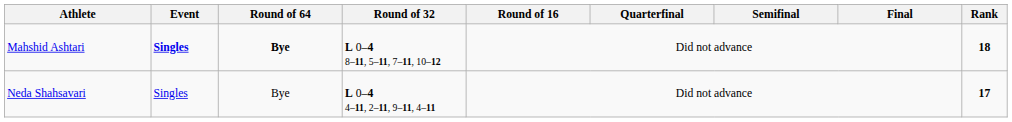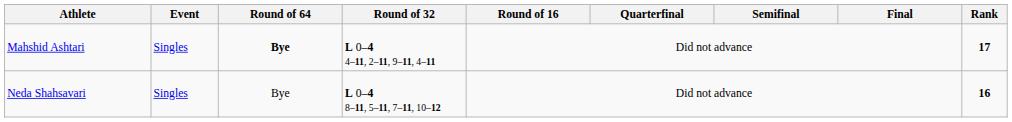(171, 47) bold -> (171, 47) normal
(393, 54) L 0–4 8–11, 5–11, 7–11, 10–12 -> (390, 54) L 0–4 4–11, 2–11, 9–11, 4–11
(984, 47) 18 -> (984, 47) 17
(390, 101) L 0–4 4–11, 2–11, 9–11, 4–11 -> (393, 101) L 0–4 8–11, 5–11, 7–11, 10–12
(984, 94) 17 -> (984, 94) 16
